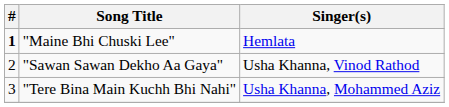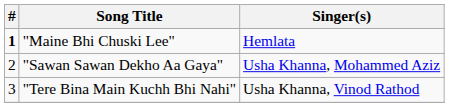(331, 65) Usha Khanna, Vinod Rathod -> (342, 65) Usha Khanna, Mohammed Aziz
(342, 89) Usha Khanna, Mohammed Aziz -> (331, 89) Usha Khanna, Vinod Rathod
